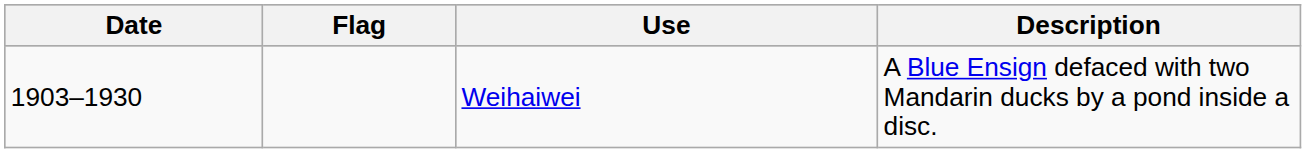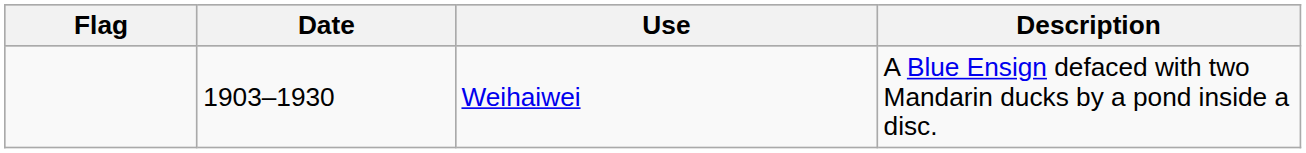columns swapped: (359, 25) <-> (134, 25)
